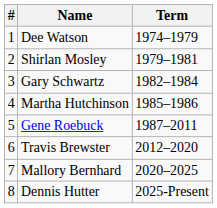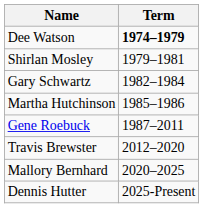- column: (11, 15)
(167, 37) normal -> (153, 37) bold
